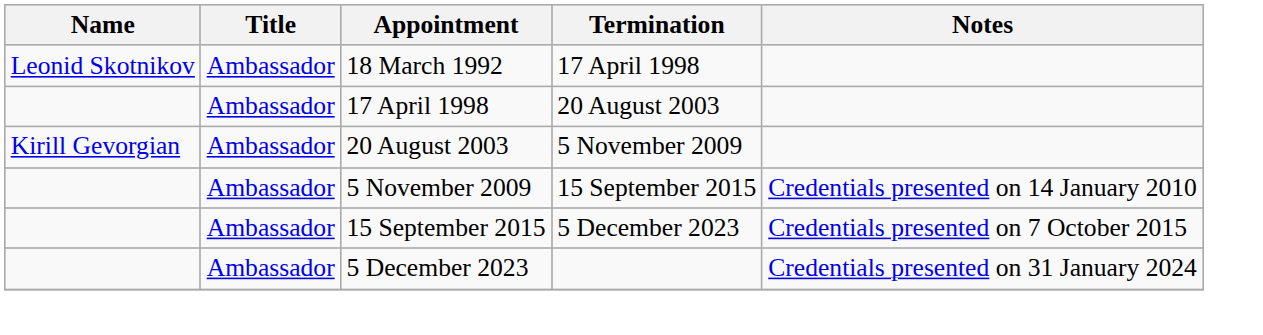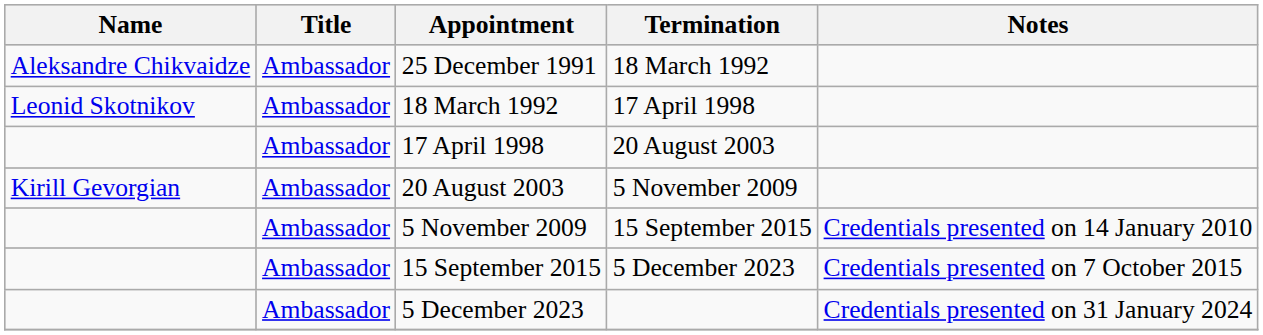+ row: (499, 65)
